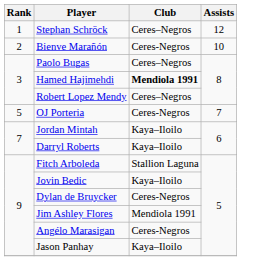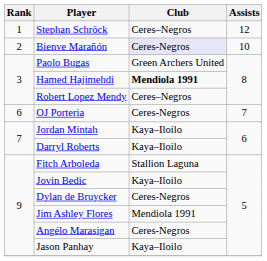(161, 46) no background -> (161, 46) lavender background
(161, 63) Ceres–Negros -> (178, 63) Green Archers United
(19, 113) 5 -> (19, 113) 6
